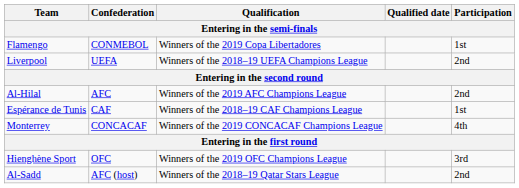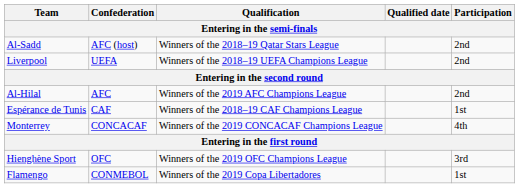rows swapped: (27, 45) <-> (24, 175)
